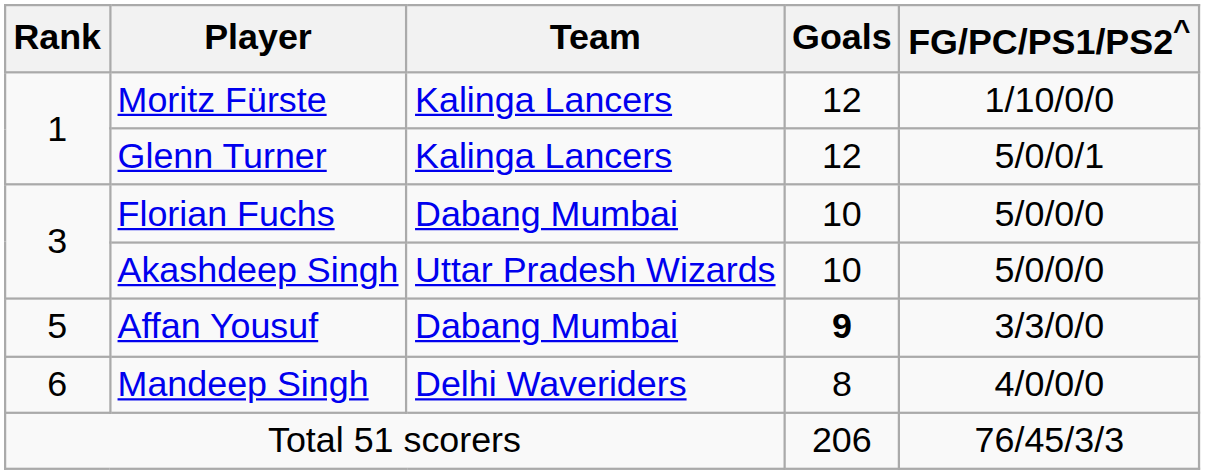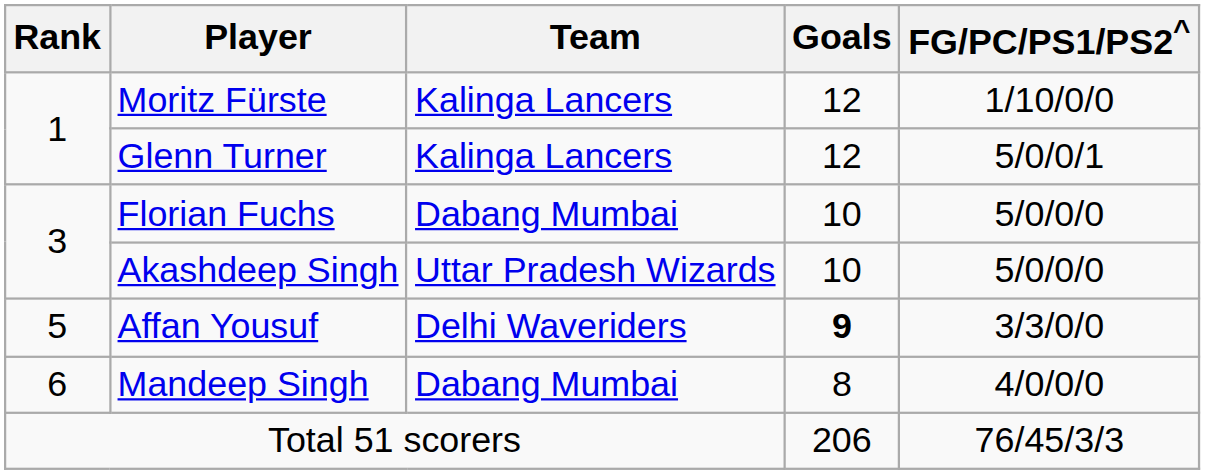(547, 326) Dabang Mumbai -> (551, 326) Delhi Waveriders
(551, 383) Delhi Waveriders -> (547, 383) Dabang Mumbai
